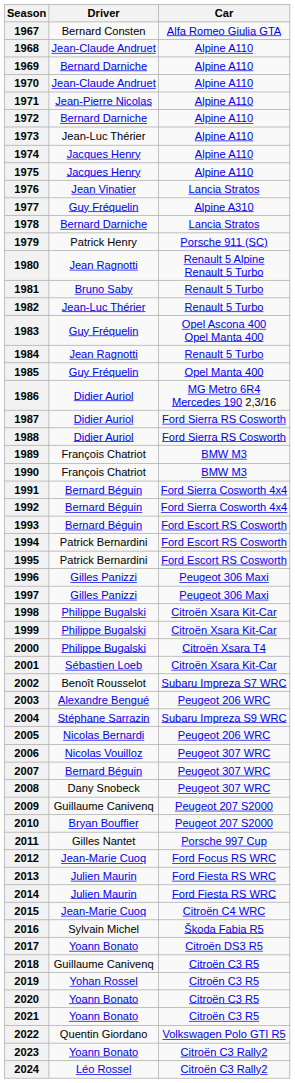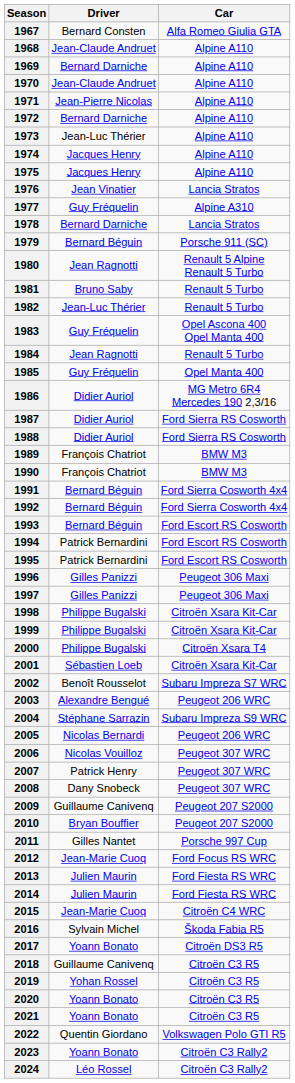(104, 242) Patrick Henry -> (104, 242) Bernard Béguin
(104, 771) Bernard Béguin -> (104, 771) Patrick Henry
